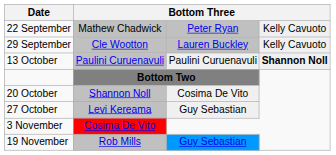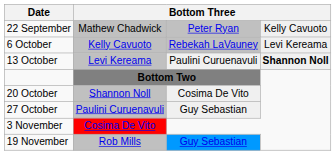- row: (39, 45)
+ row: (29, 45)
(120, 61) Paulini Curuenavuli -> (120, 61) Levi Kereama
(120, 110) Levi Kereama -> (120, 110) Paulini Curuenavuli
